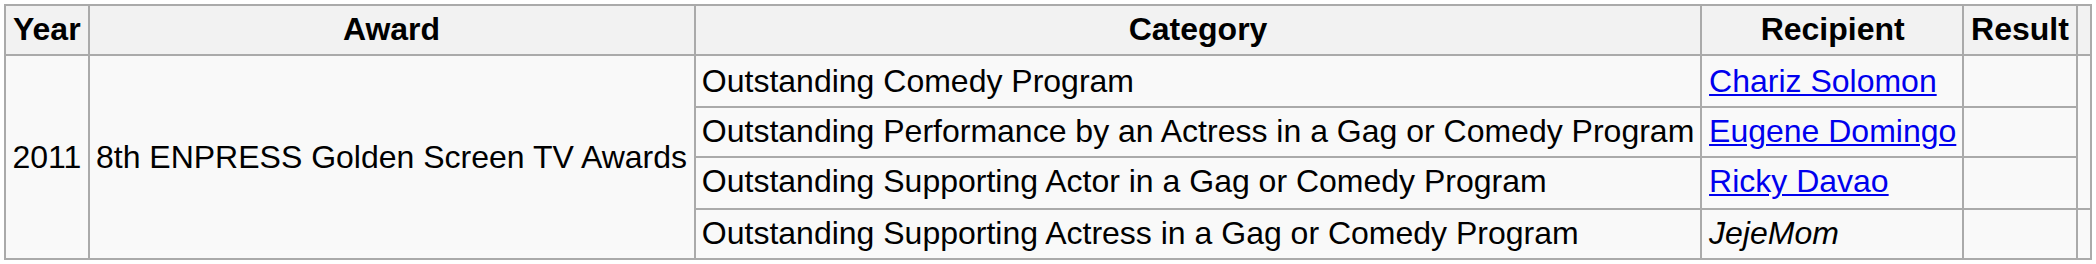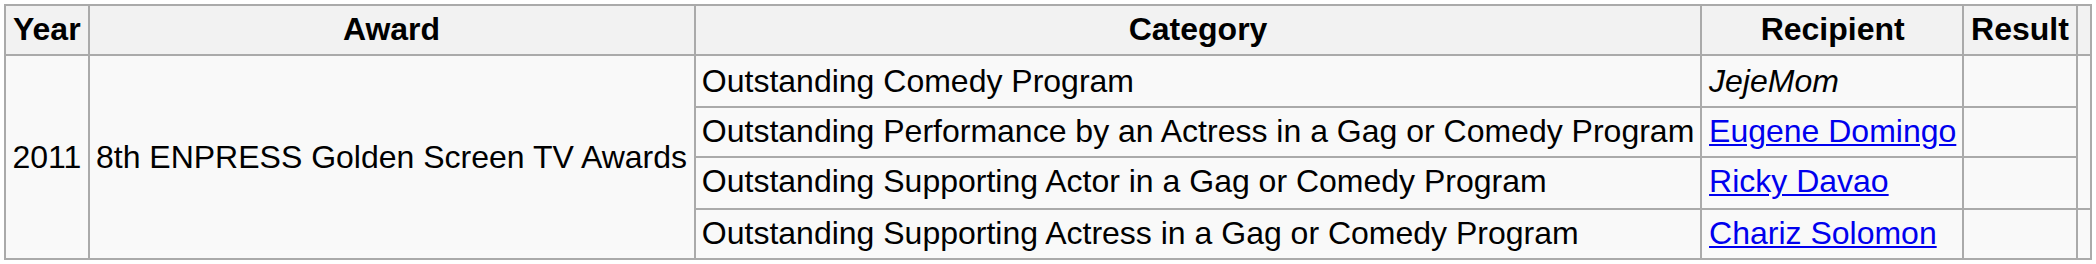(1823, 80) Chariz Solomon -> (1774, 80) JejeMom
(1774, 232) JejeMom -> (1823, 232) Chariz Solomon
